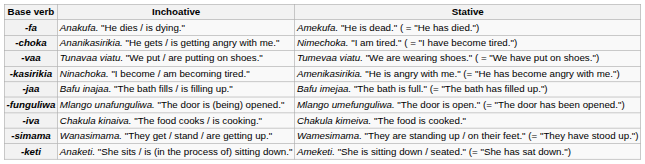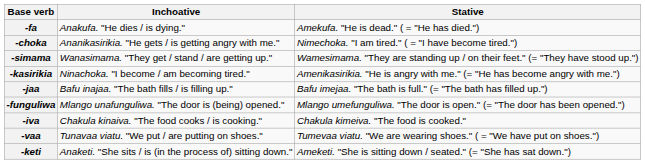rows swapped: (31, 58) <-> (31, 136)
